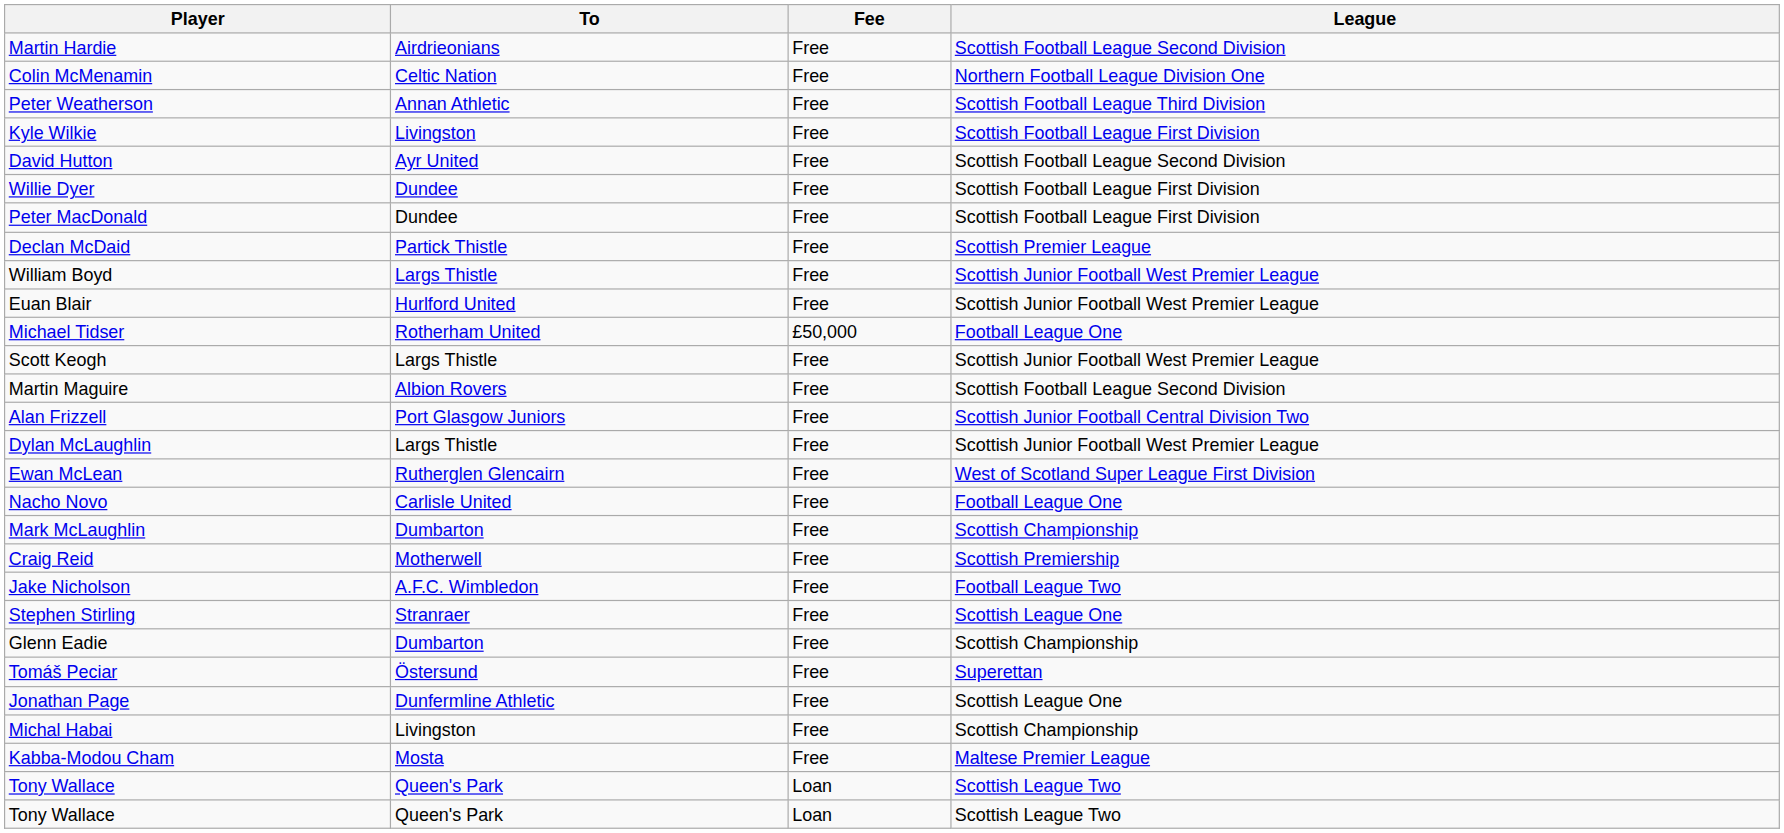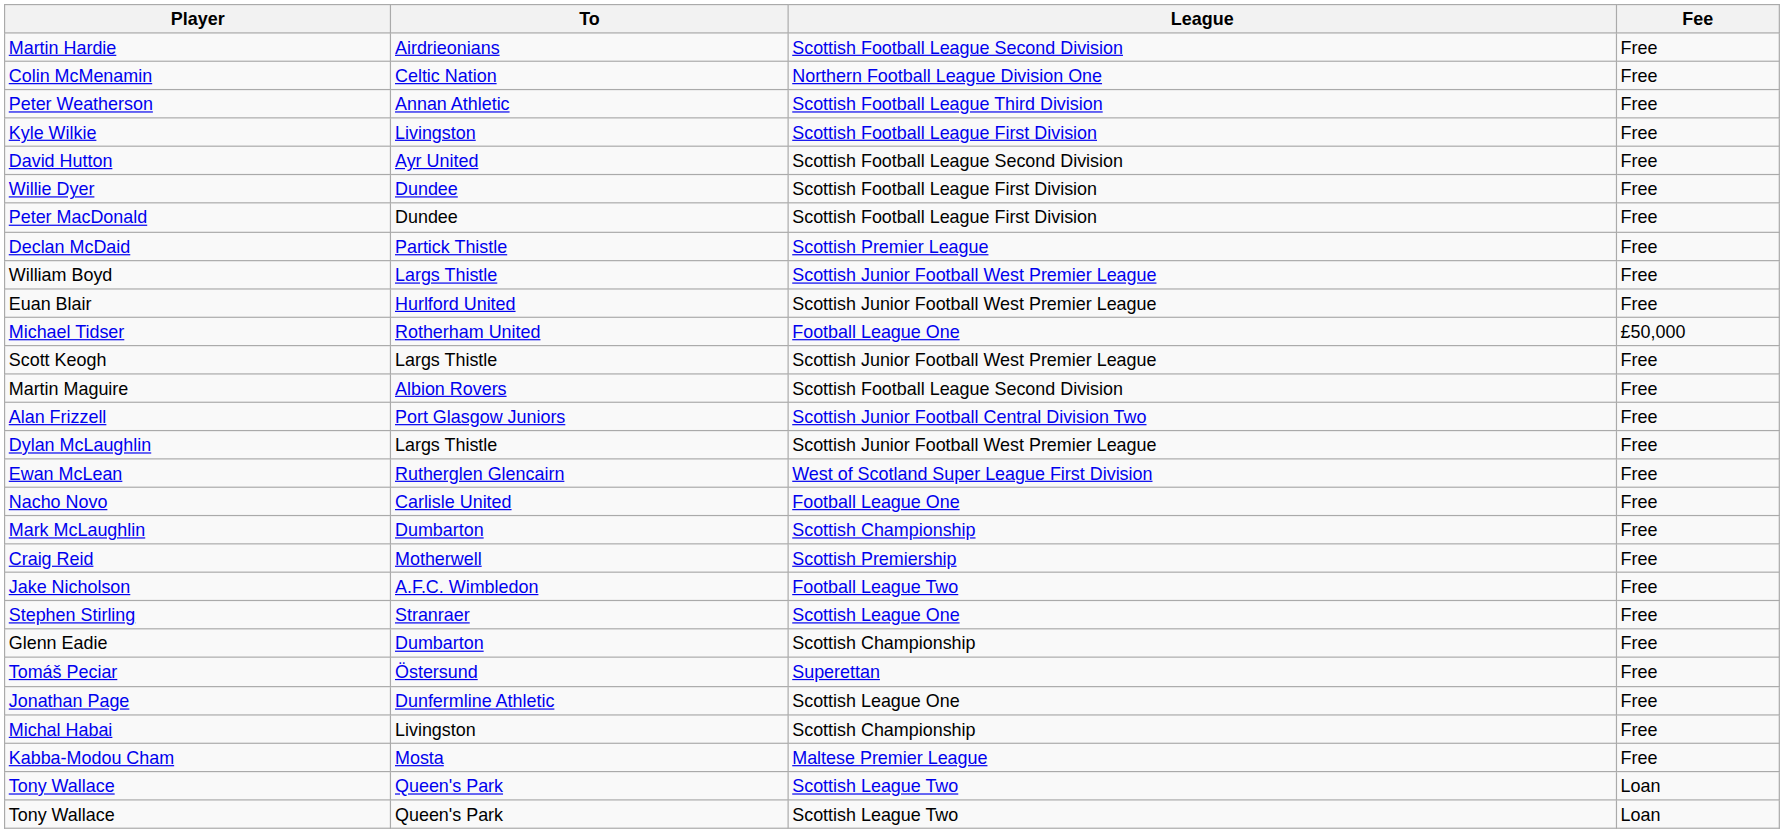columns swapped: (1365, 19) <-> (869, 19)
